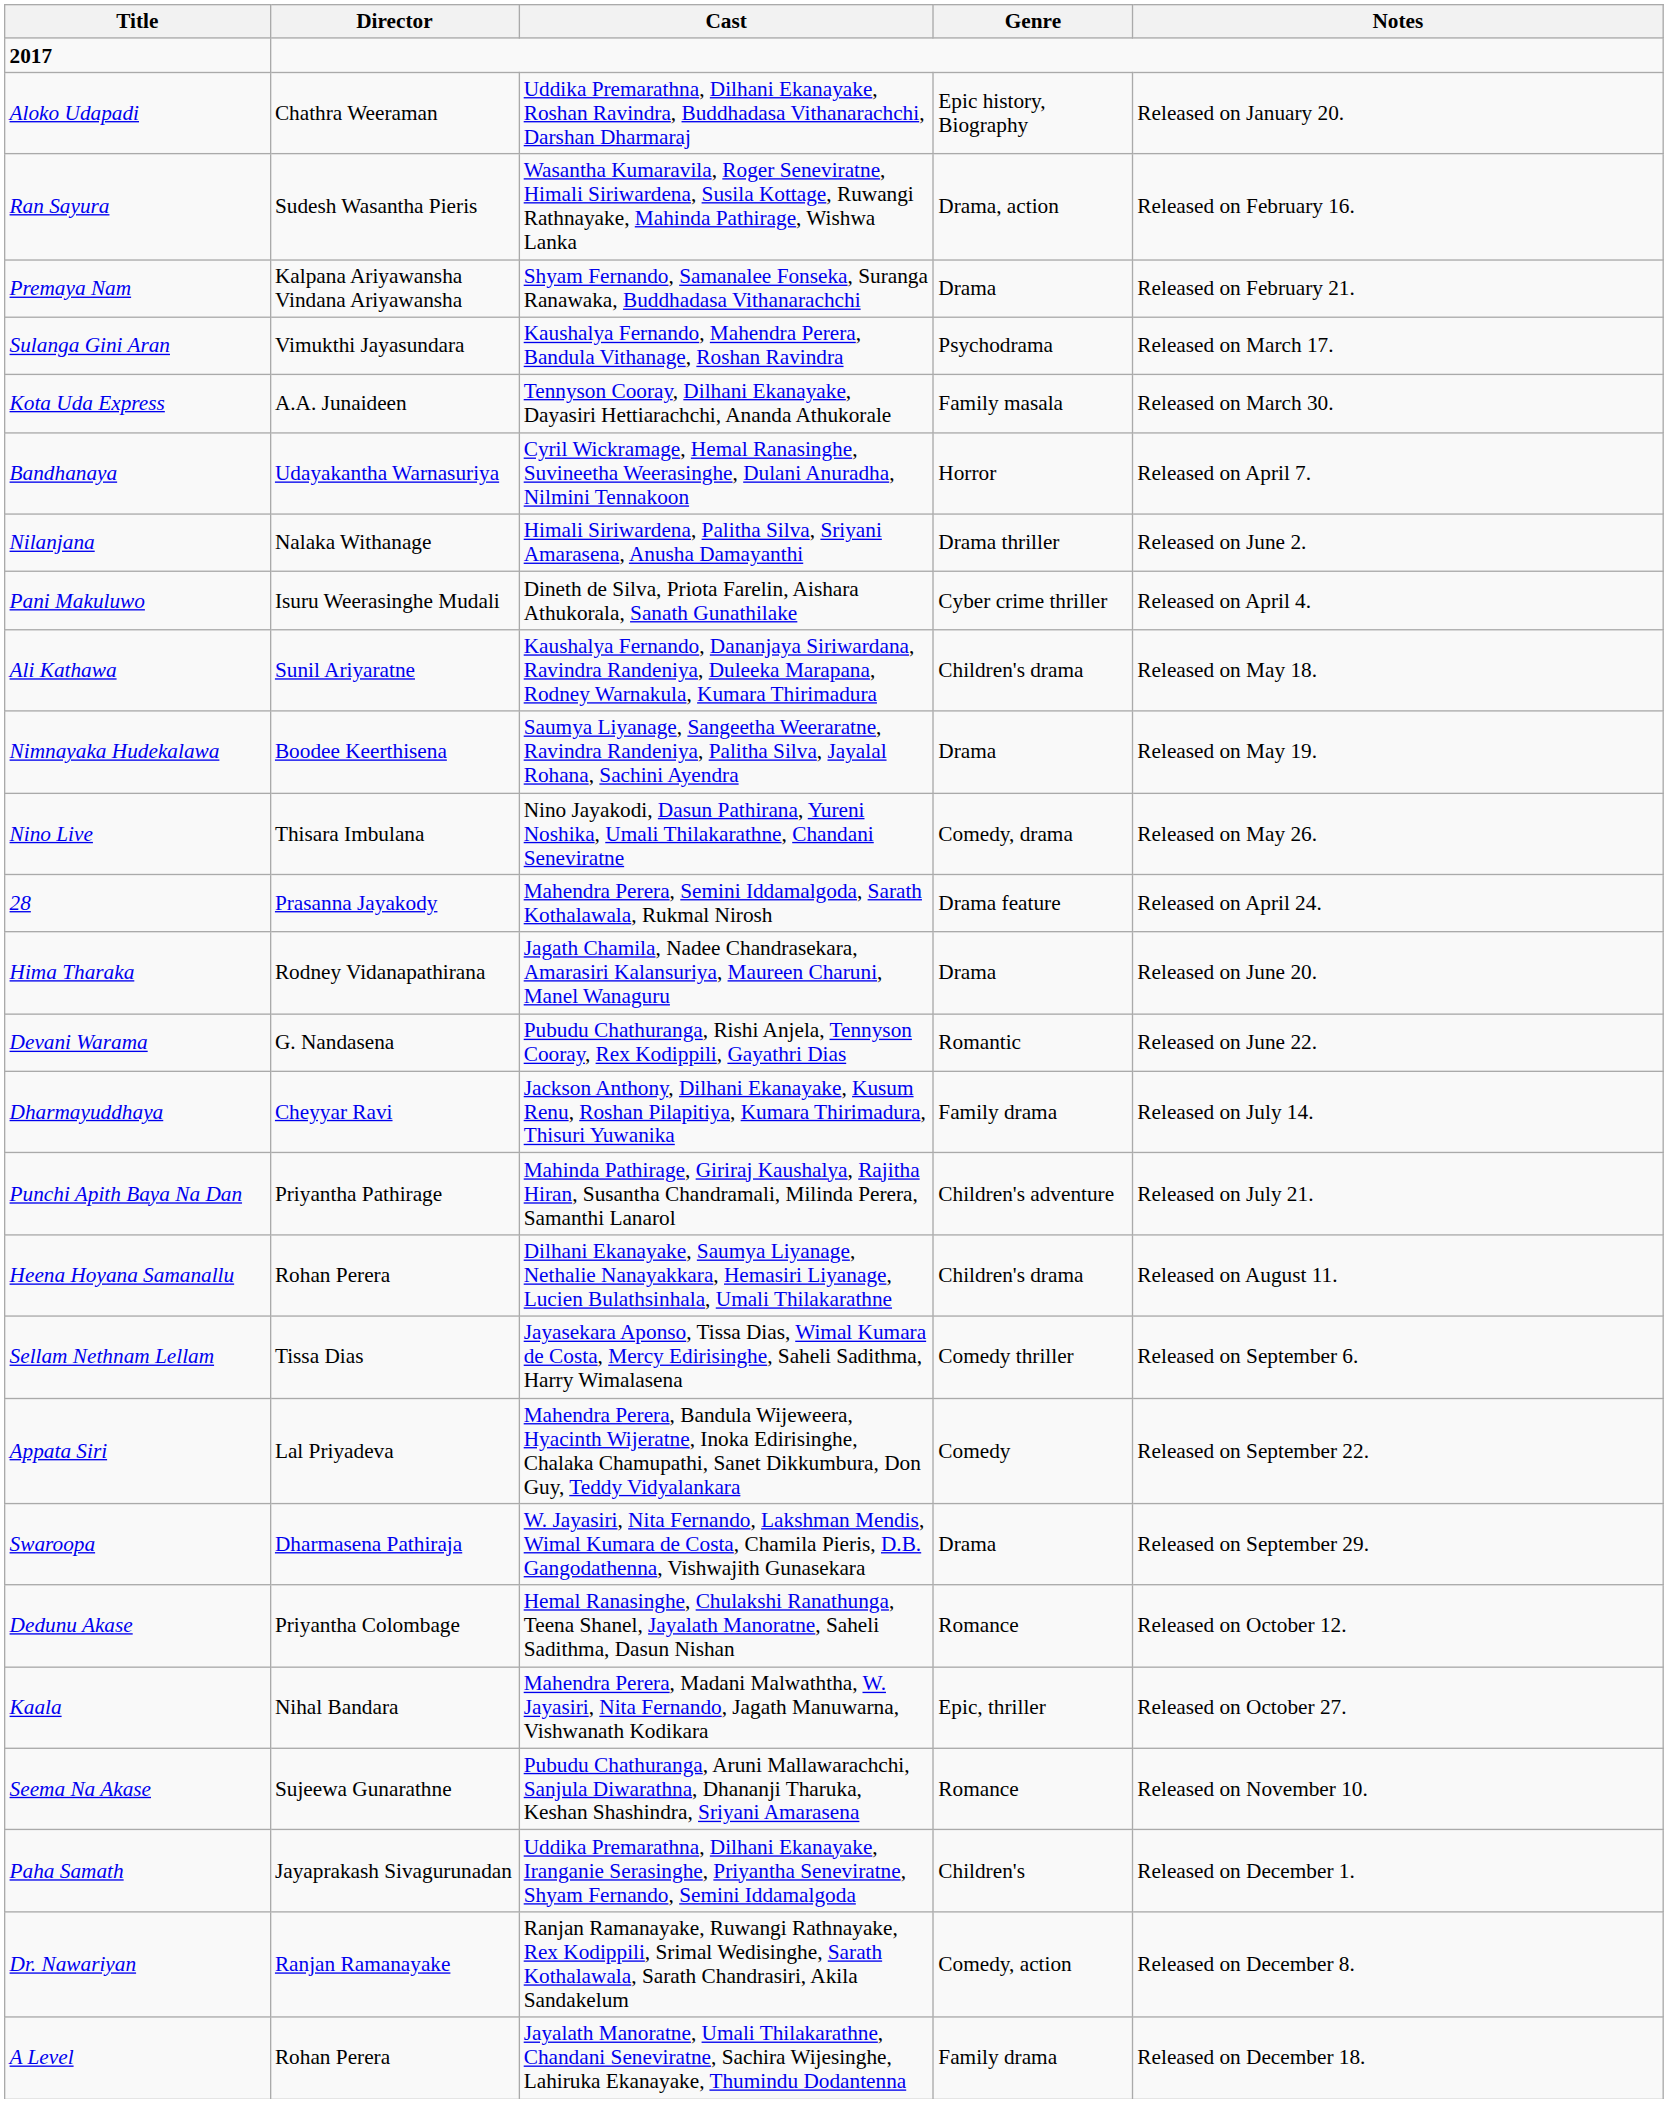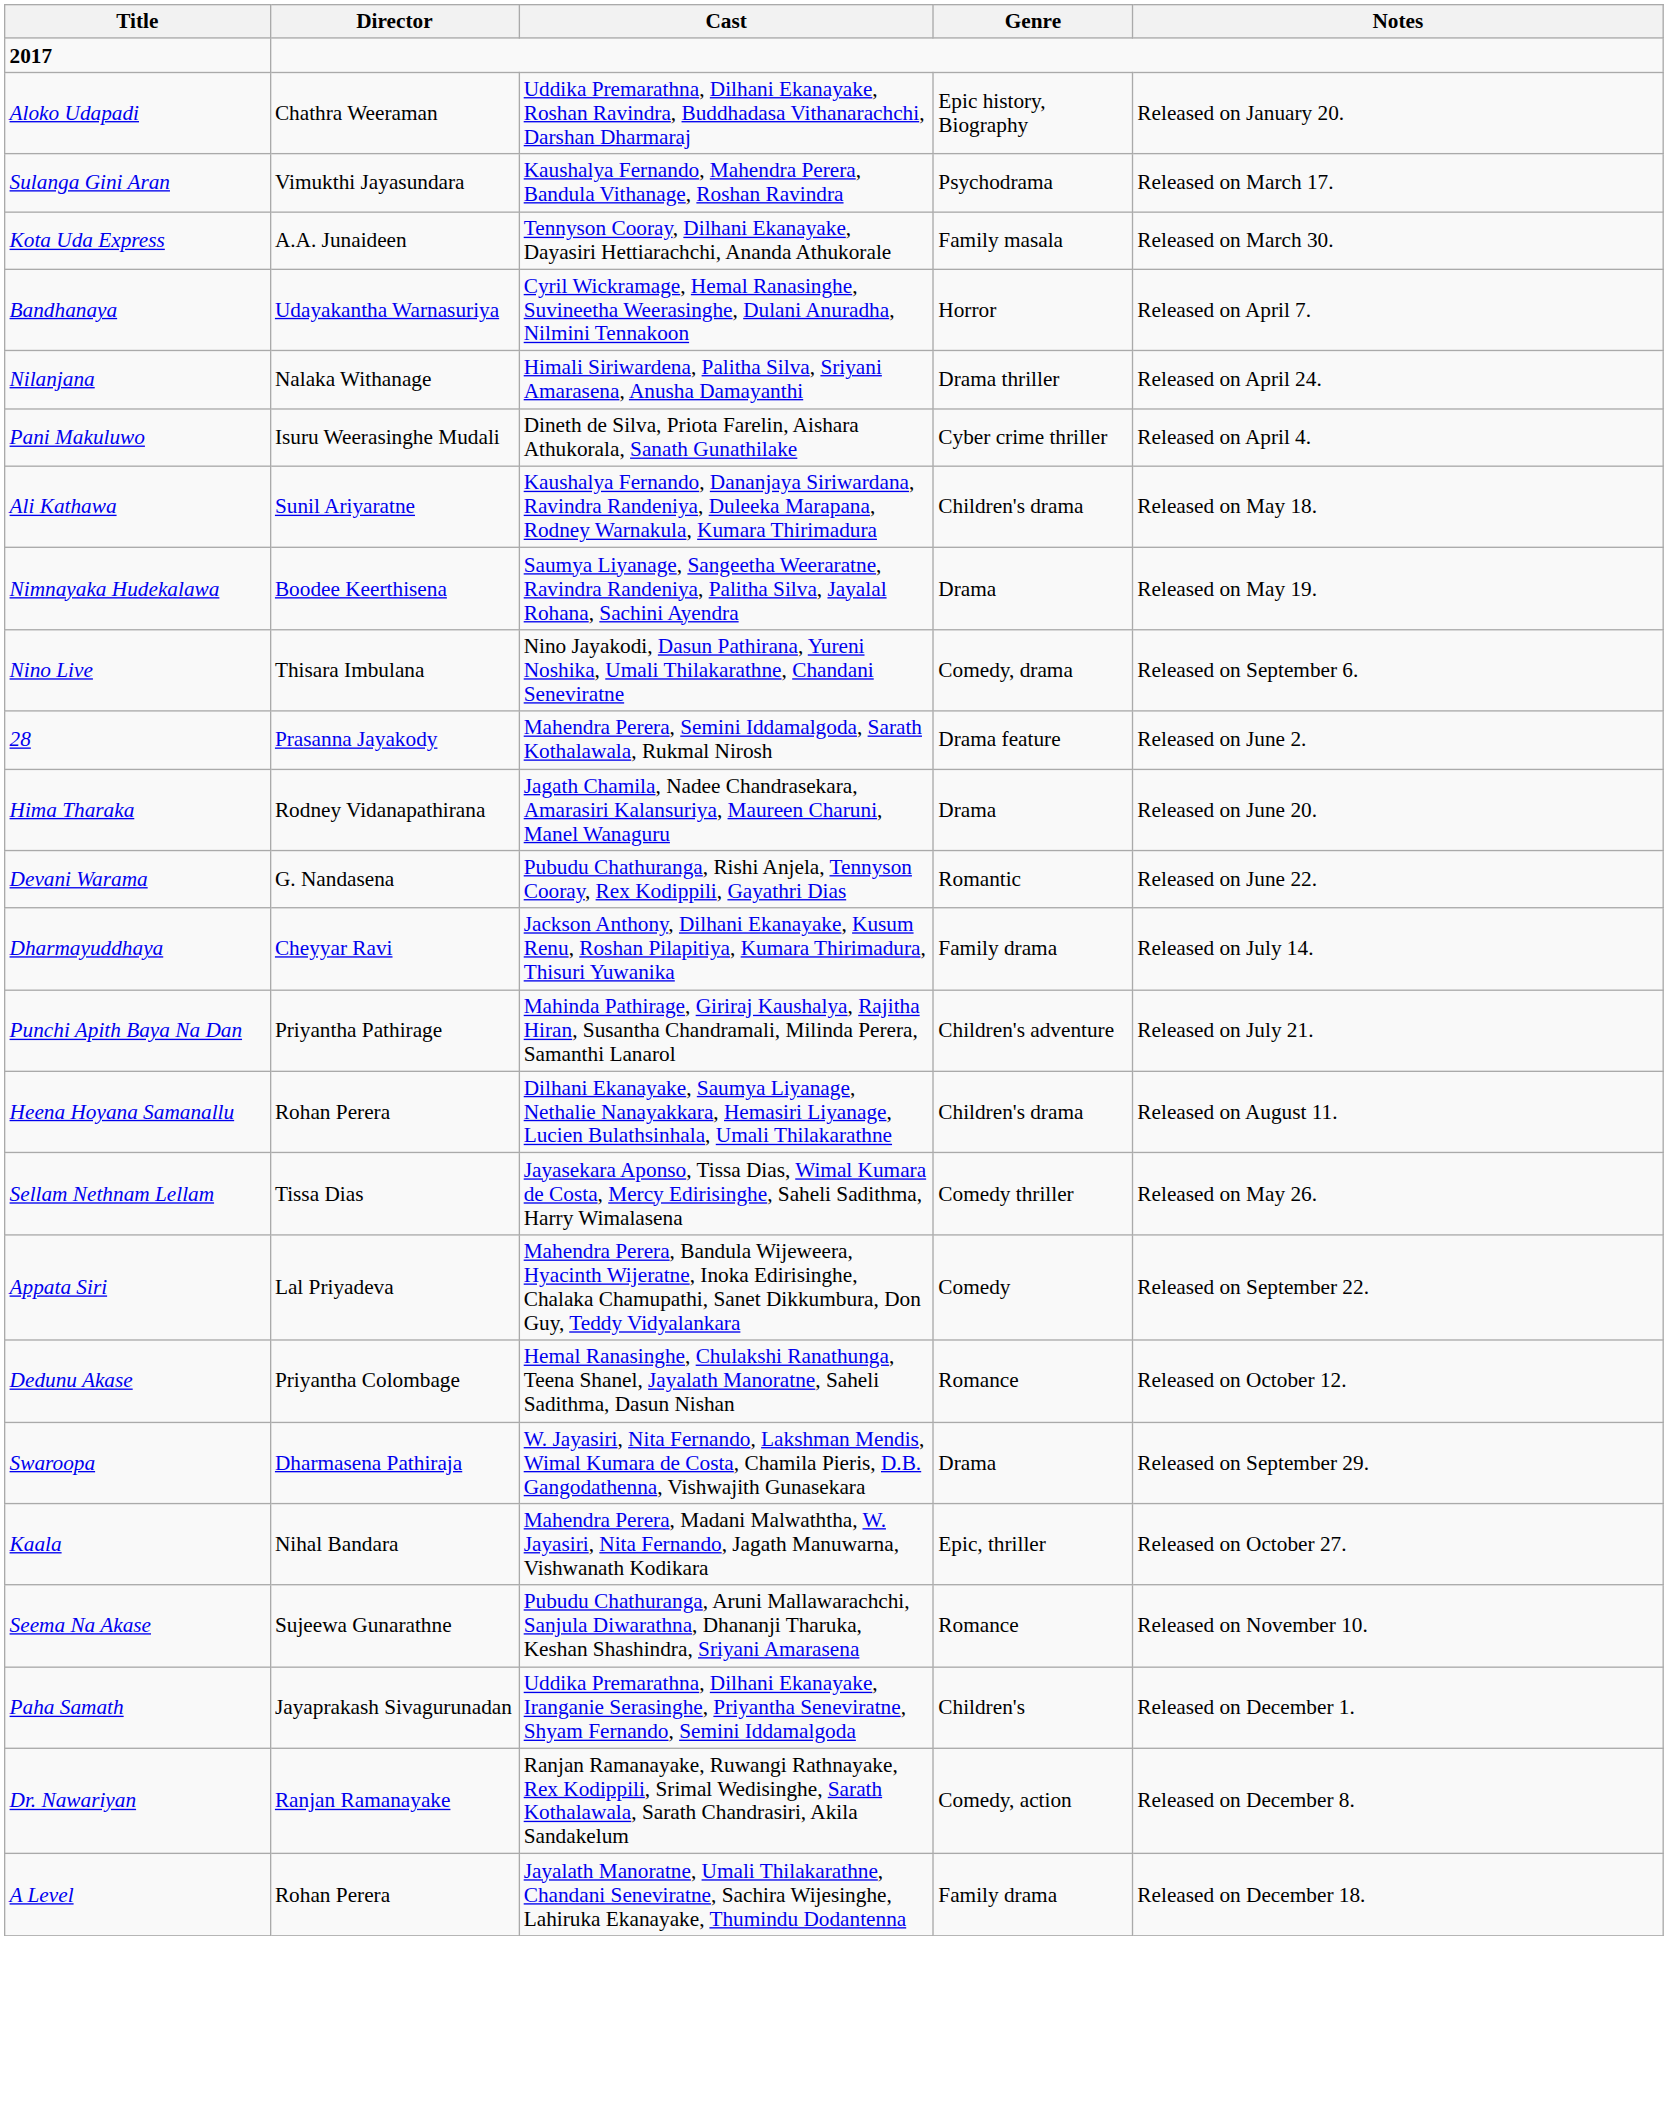- row: (60, 206)
- row: (70, 288)
(1222, 542) Released on June 2. -> (1230, 379) Released on April 24.
(1227, 833) Released on May 26. -> (1248, 670) Released on September 6.
(1230, 902) Released on April 24. -> (1222, 739) Released on June 2.
(1248, 1356) Released on September 6. -> (1227, 1193) Released on May 26.
rows swapped: (52, 1544) <-> (71, 1625)
